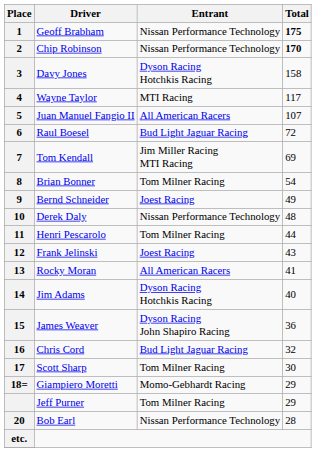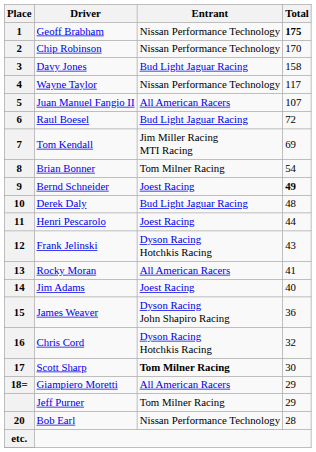(293, 49) bold -> (293, 49) normal
(176, 73) Dyson Racing Hotchkis Racing -> (194, 67) Bud Light Jaguar Racing
(166, 97) MTI Racing -> (210, 85) Nissan Performance Technology
(291, 199) normal -> (291, 186) bold
(210, 217) Nissan Performance Technology -> (194, 204) Bud Light Jaguar Racing
(182, 235) Tom Milner Racing -> (167, 222) Joest Racing
(167, 253) Joest Racing -> (176, 246) Dyson Racing Hotchkis Racing
(176, 295) Dyson Racing Hotchkis Racing -> (167, 288) Joest Racing
(194, 349) Bud Light Jaguar Racing -> (176, 343) Dyson Racing Hotchkis Racing
(182, 367) normal -> (185, 367) bold
(193, 385) Momo-Gebhardt Racing -> (185, 385) All American Racers
